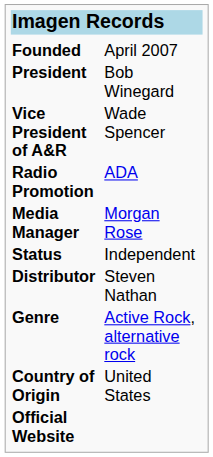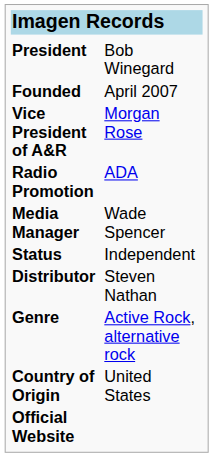rows swapped: (46, 51) <-> (49, 73)
(135, 123) Wade Spencer -> (132, 123) Morgan Rose
(132, 223) Morgan Rose -> (135, 223) Wade Spencer
